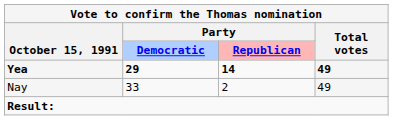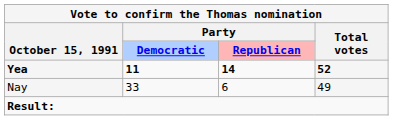(132, 69) 29 -> (132, 69) 11
(324, 69) 49 -> (324, 69) 52
(225, 87) 2 -> (225, 87) 6
